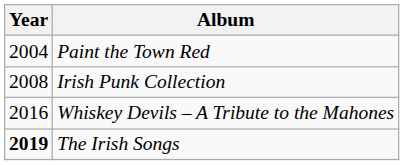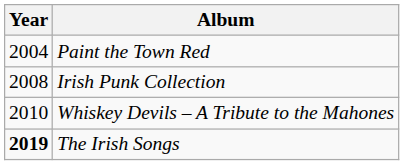(29, 112) 2016 -> (29, 112) 2010
